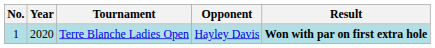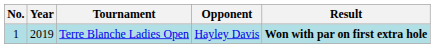(42, 34) 2020 -> (42, 34) 2019
